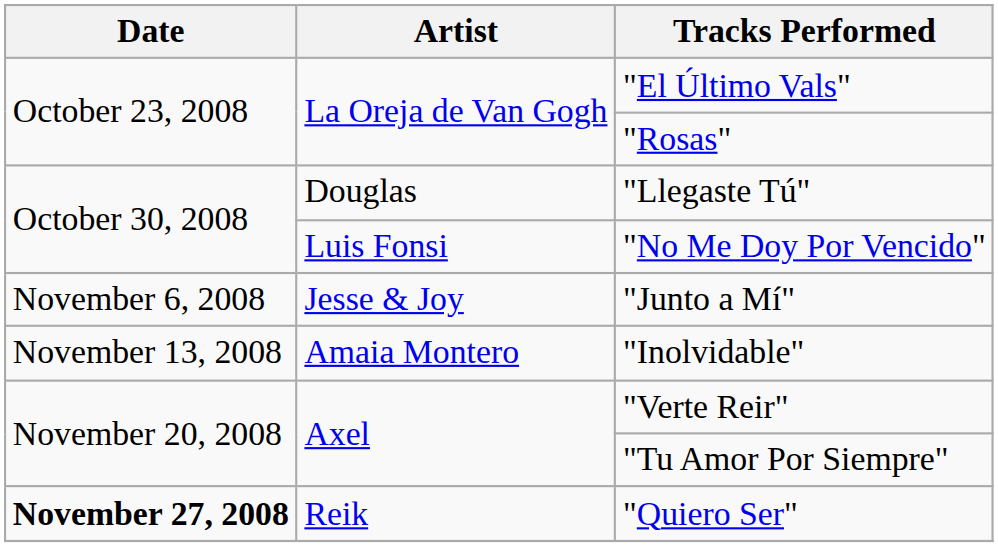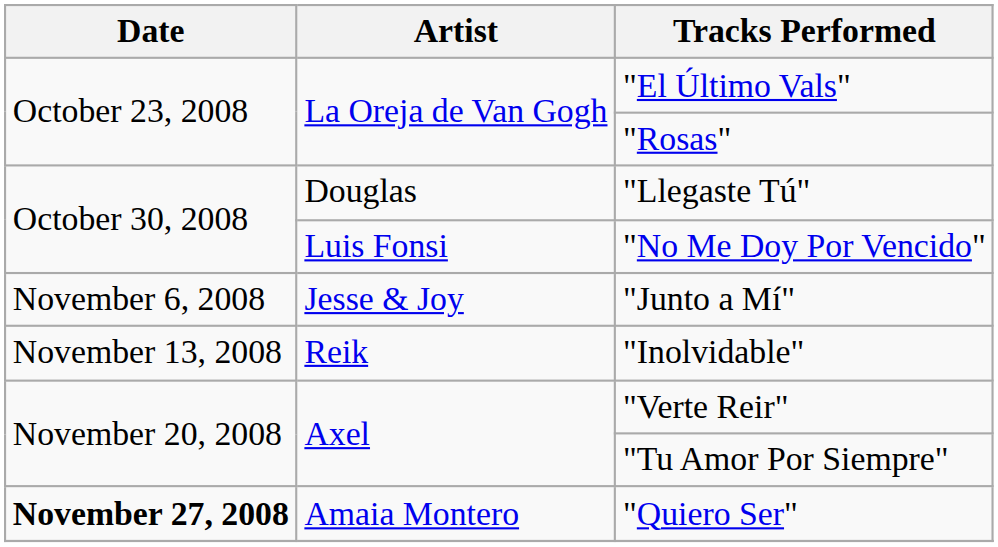(412, 352) Amaia Montero -> (336, 352) Reik
(336, 513) Reik -> (412, 513) Amaia Montero
